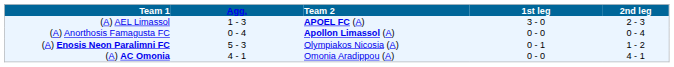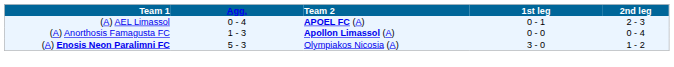(237, 22) 1 - 3 -> (237, 22) 0 - 4
(536, 22) 3 - 0 -> (536, 22) 0 - 1
(237, 33) 0 - 4 -> (237, 33) 1 - 3
(536, 45) 0 - 1 -> (536, 45) 3 - 0
- row: (138, 56)
